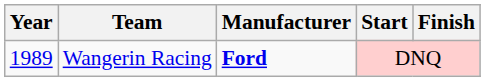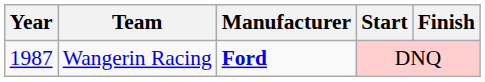(31, 57) 1989 -> (31, 57) 1987
